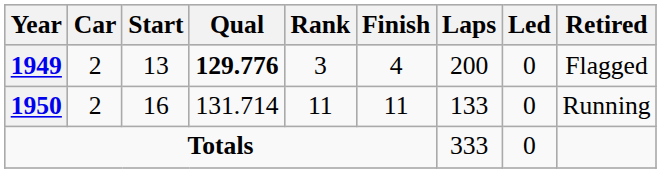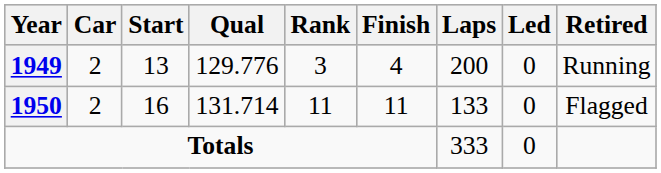(237, 65) bold -> (237, 65) normal
(607, 65) Flagged -> (607, 65) Running
(607, 106) Running -> (607, 106) Flagged
